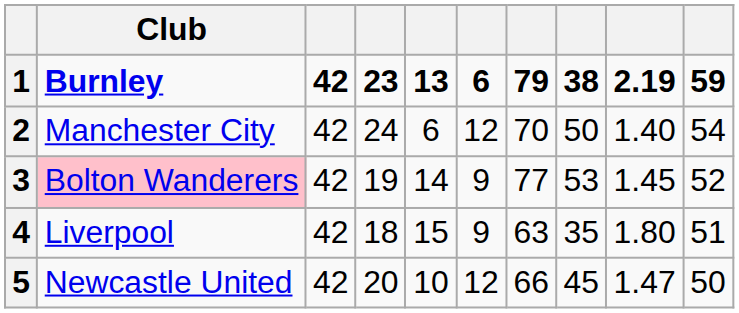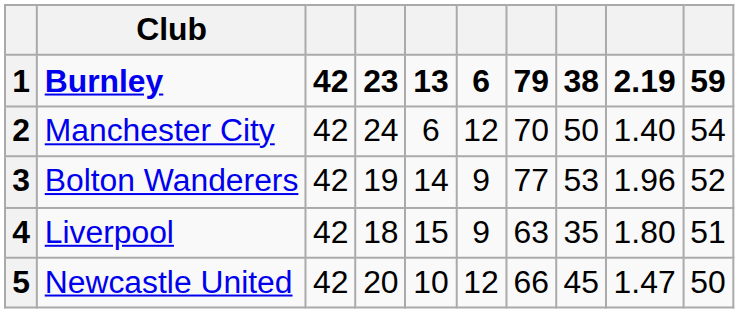(172, 181) pink background -> (172, 181) no background
(645, 181) 1.45 -> (645, 181) 1.96
